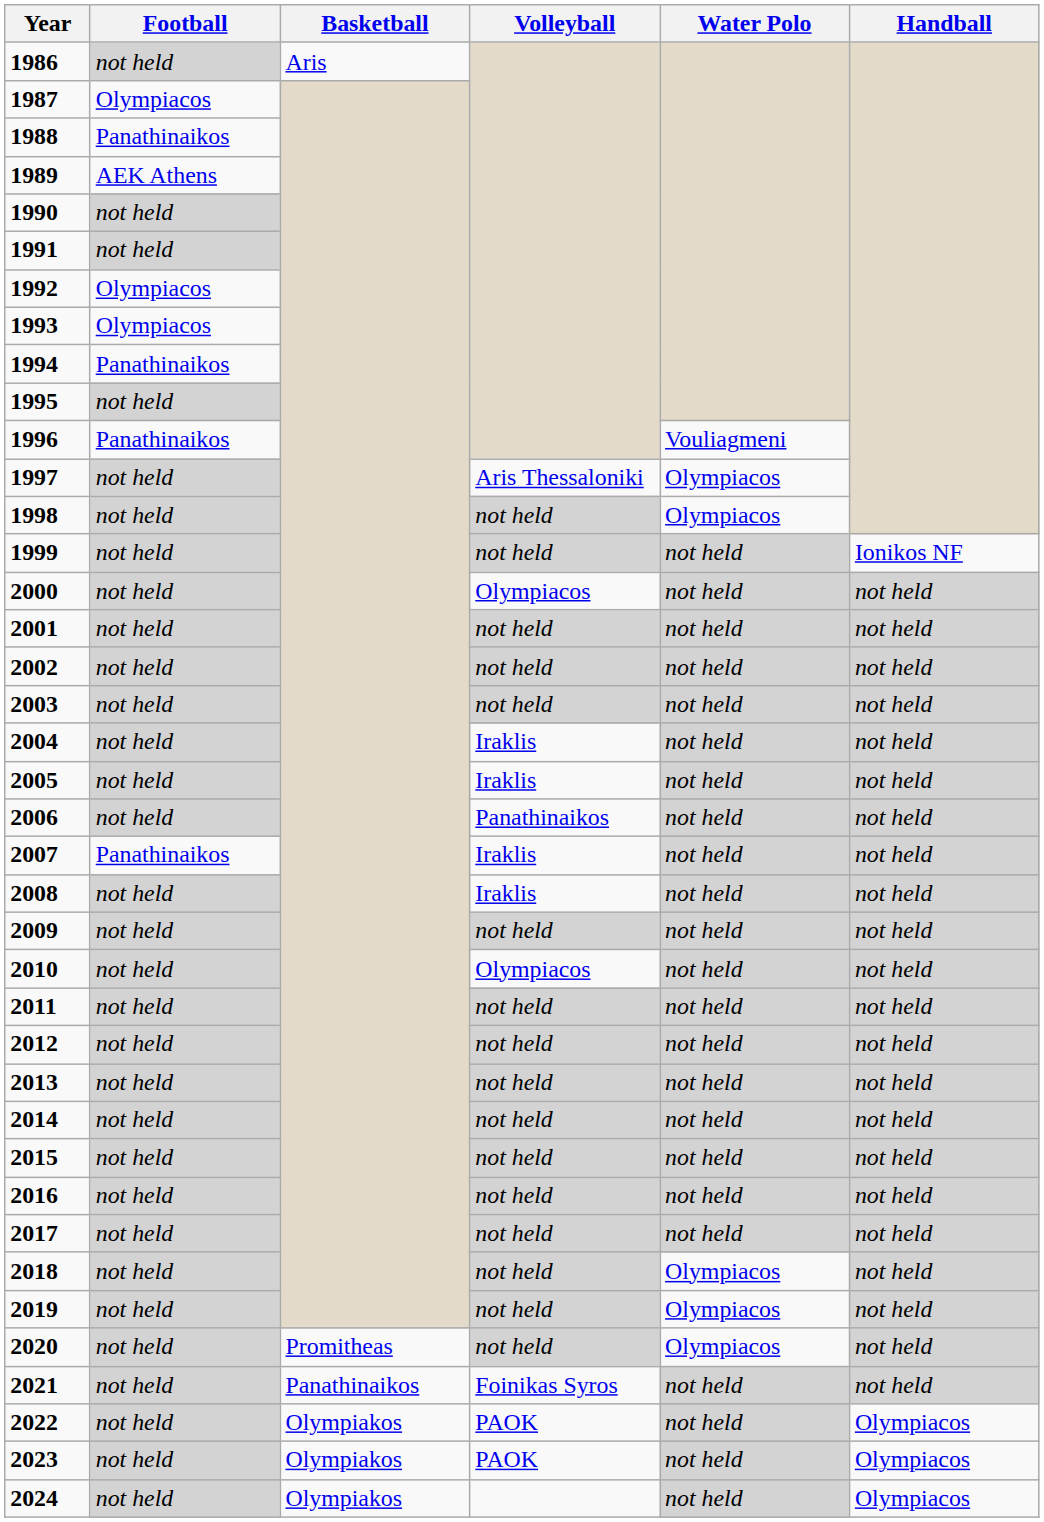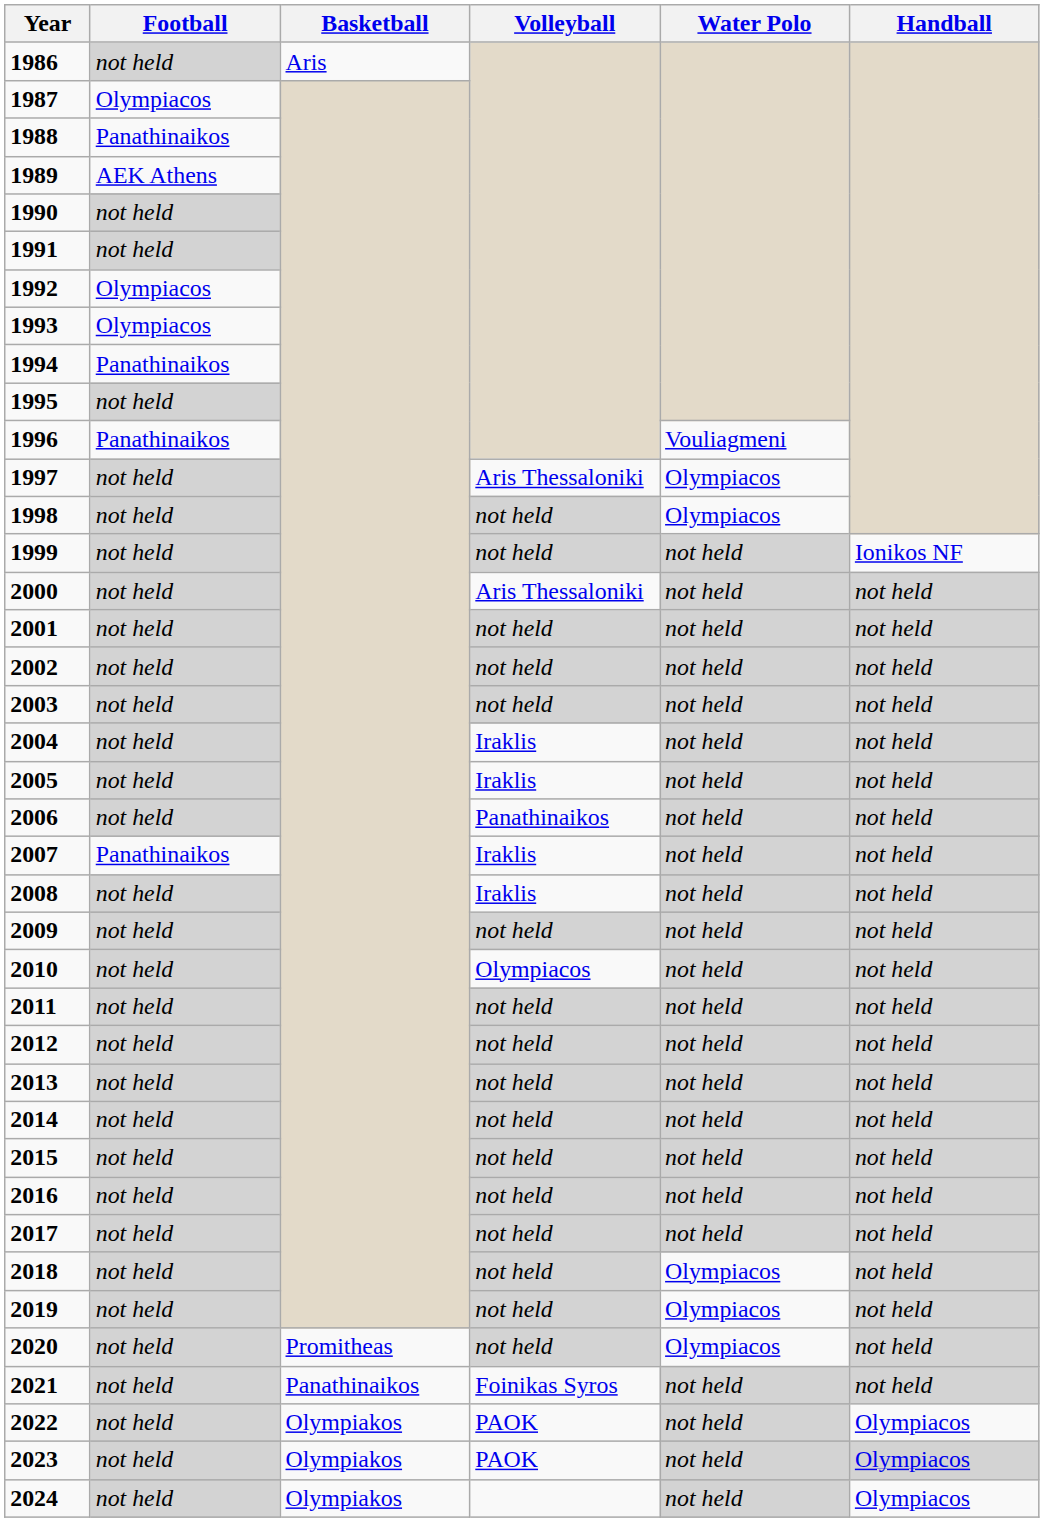(533, 590) Olympiacos -> (560, 590) Aris Thessaloniki
(912, 1460) no background -> (912, 1460) lightgrey background
